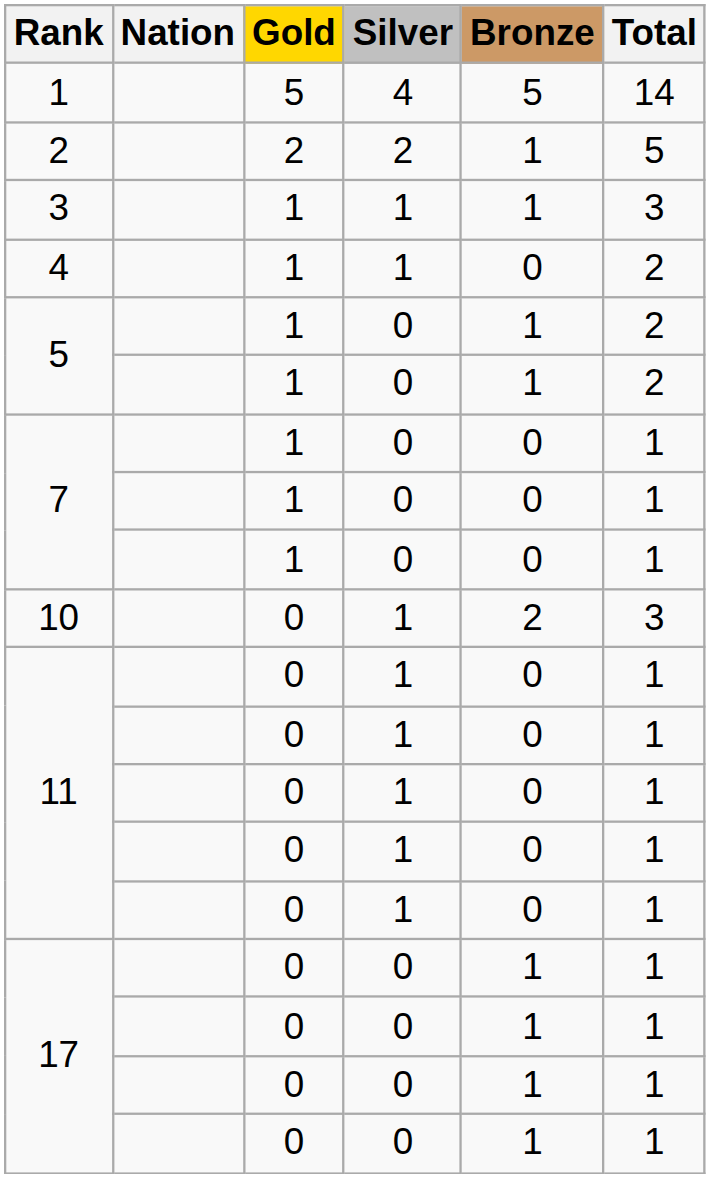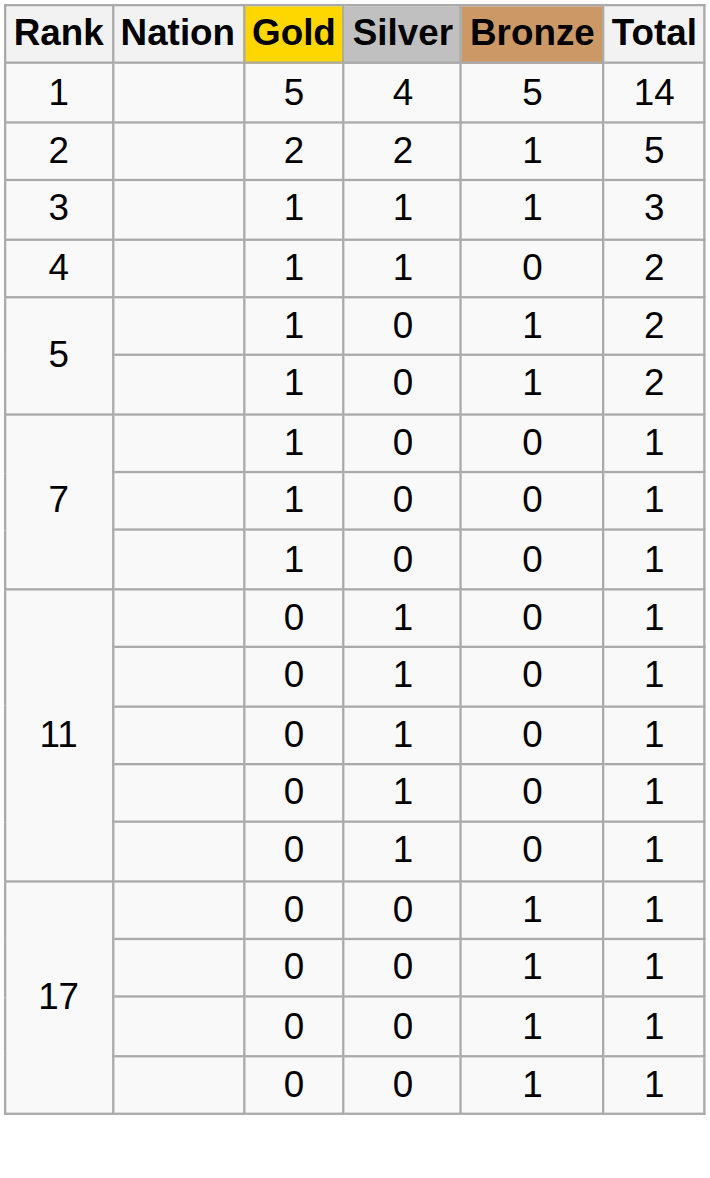- row: (59, 617)
